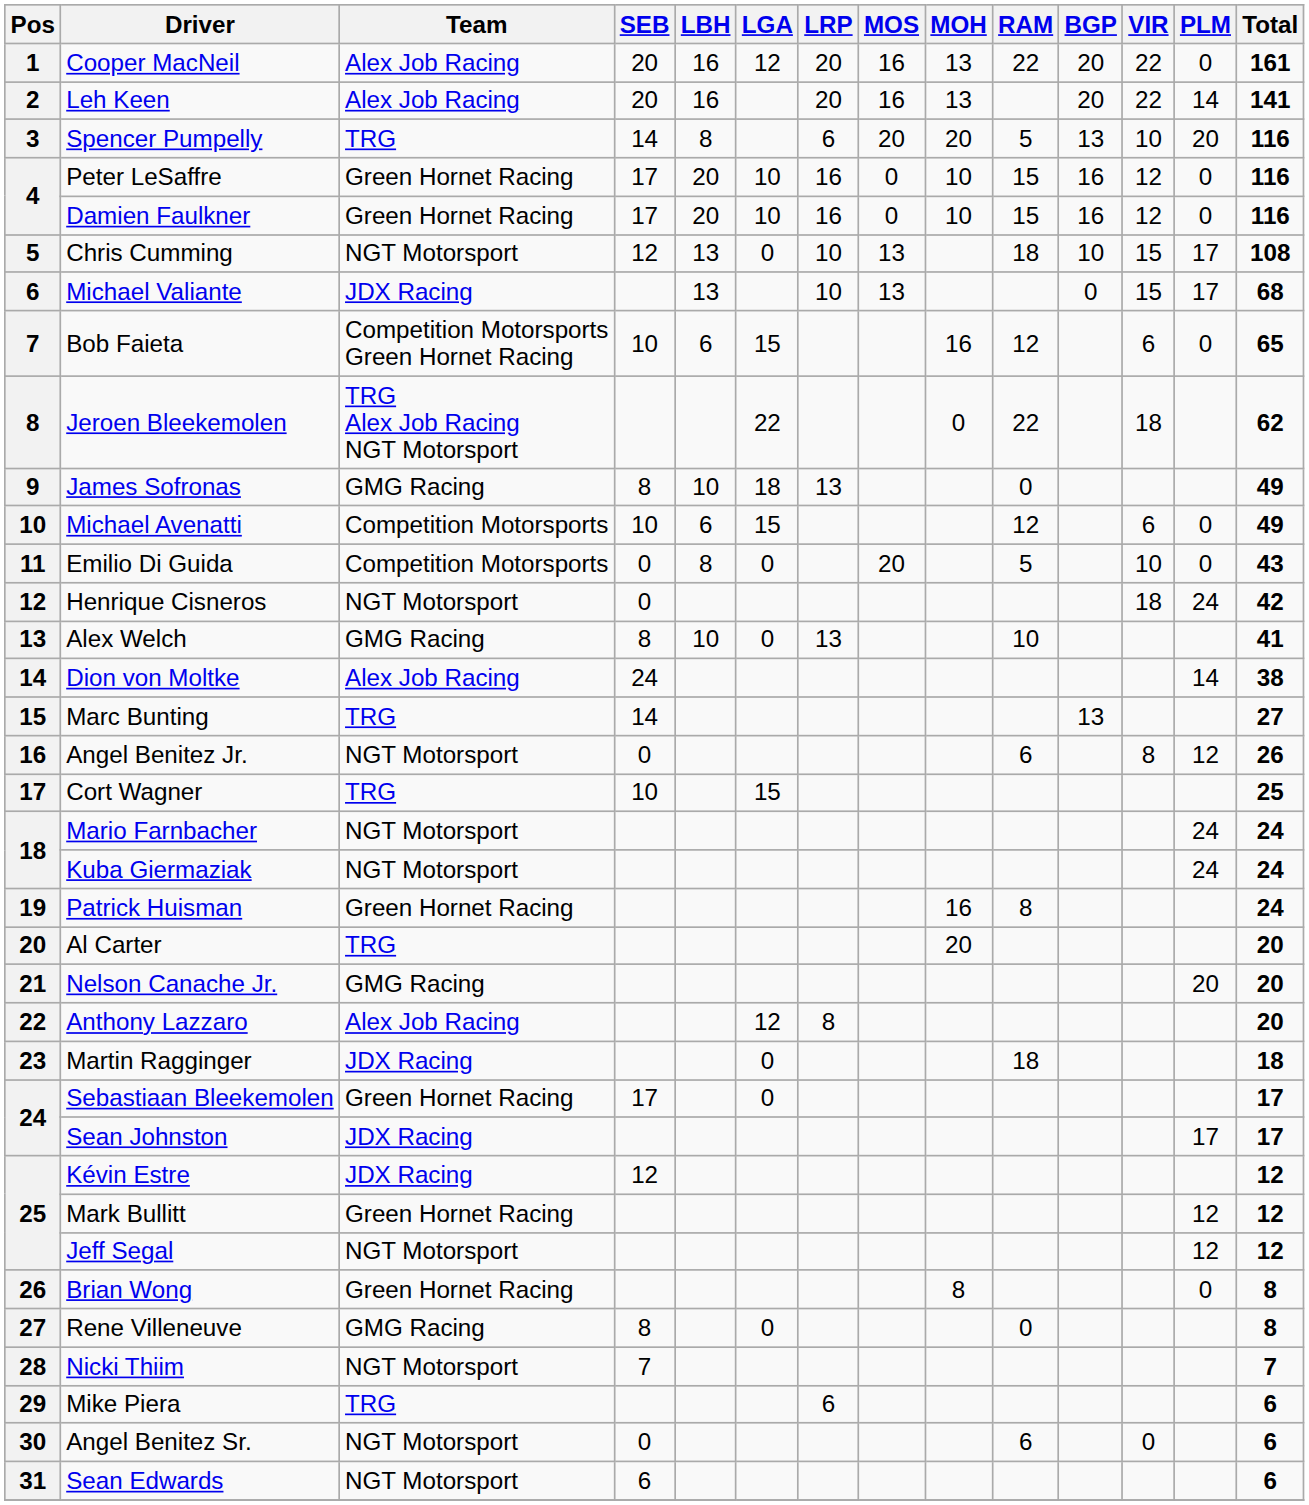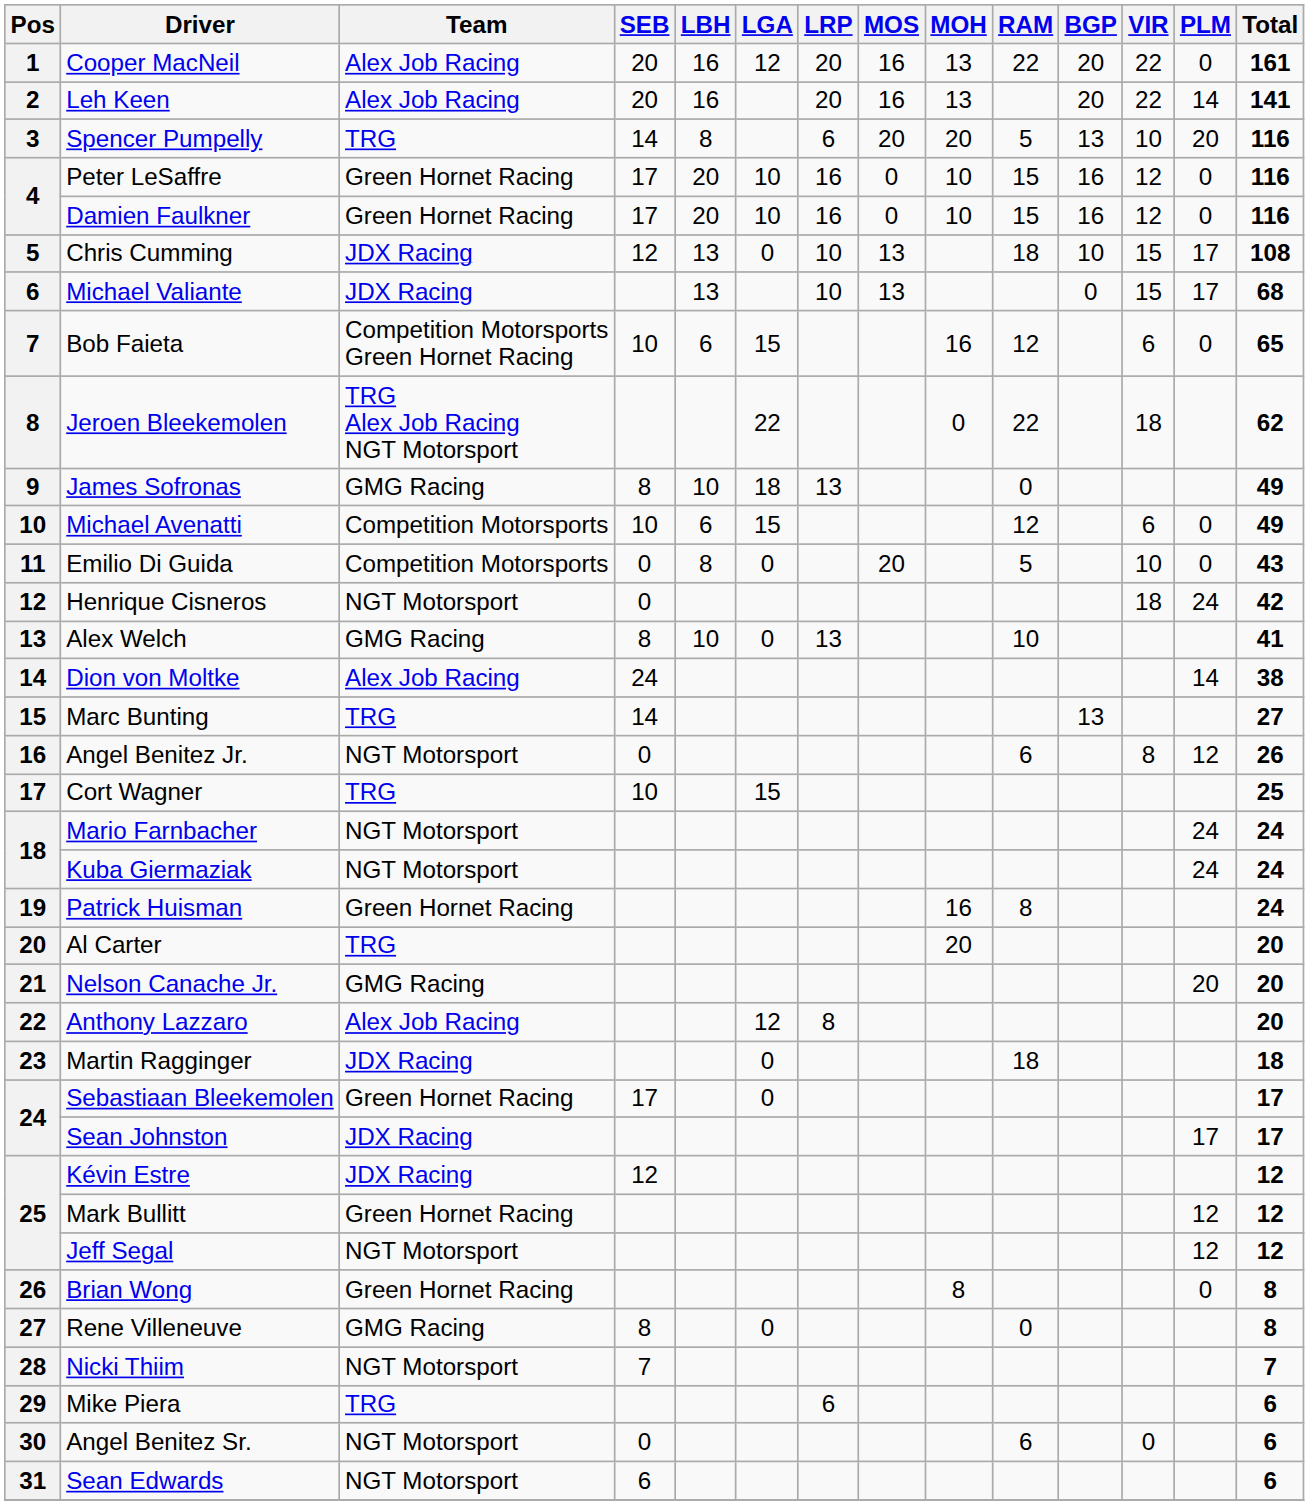(431, 254) NGT Motorsport -> (409, 254) JDX Racing
